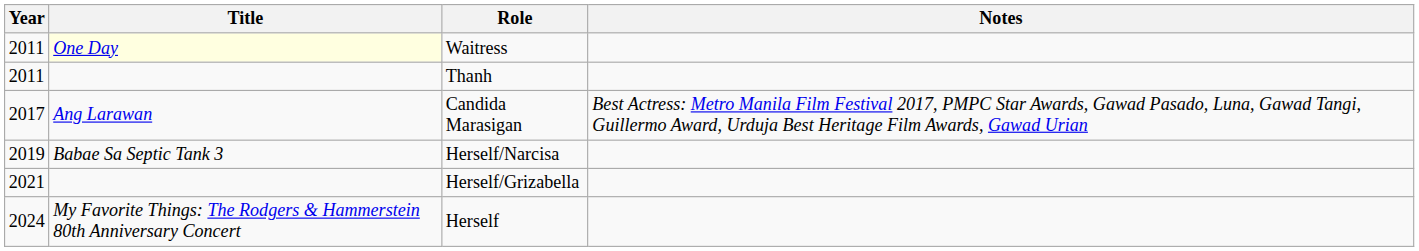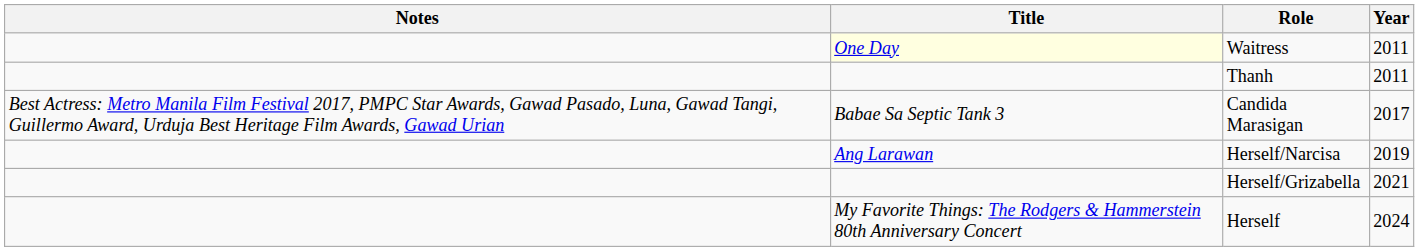columns swapped: (27, 18) <-> (1001, 18)
(103, 115) Ang Larawan -> (919, 115) Babae Sa Septic Tank 3
(138, 153) Babae Sa Septic Tank 3 -> (884, 153) Ang Larawan
